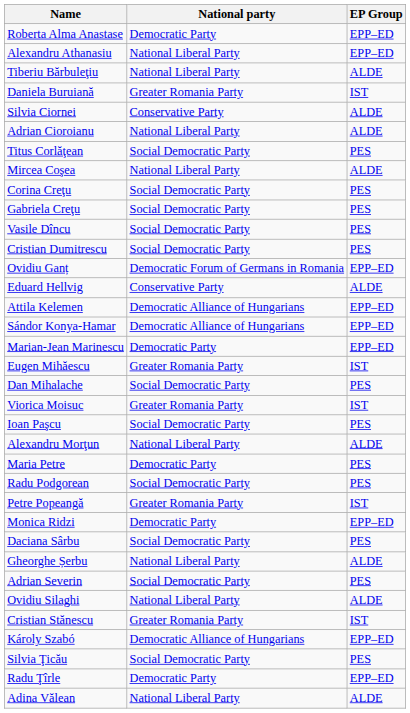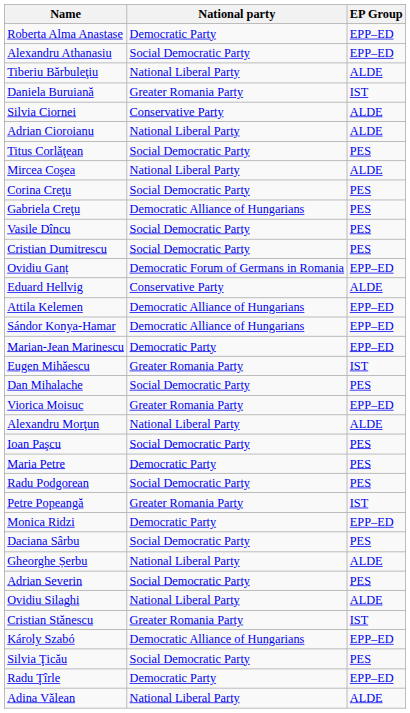(185, 53) National Liberal Party -> (190, 53) Social Democratic Party
(190, 209) Social Democratic Party -> (217, 209) Democratic Alliance of Hungarians
(359, 405) IST -> (372, 405) EPP–ED
rows swapped: (53, 444) <-> (34, 424)
